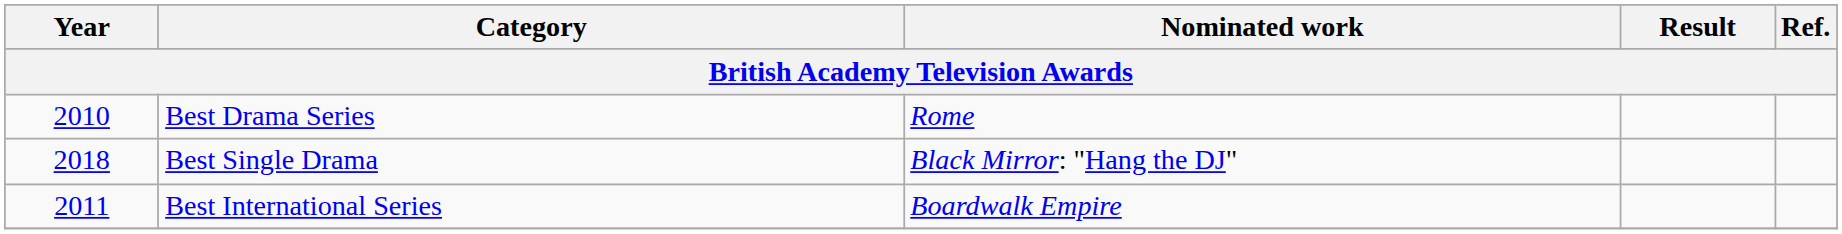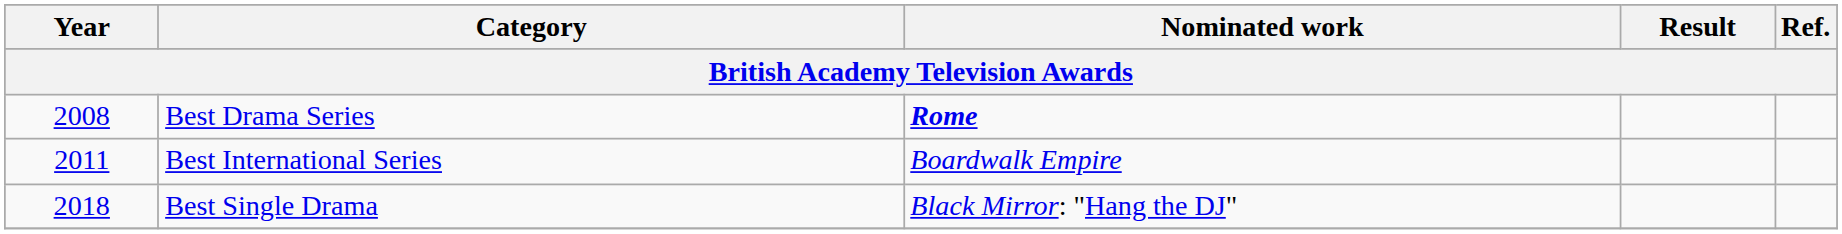(82, 116) 2010 -> (82, 116) 2008
(942, 116) normal -> (944, 116) bold
rows swapped: (304, 205) <-> (272, 160)
